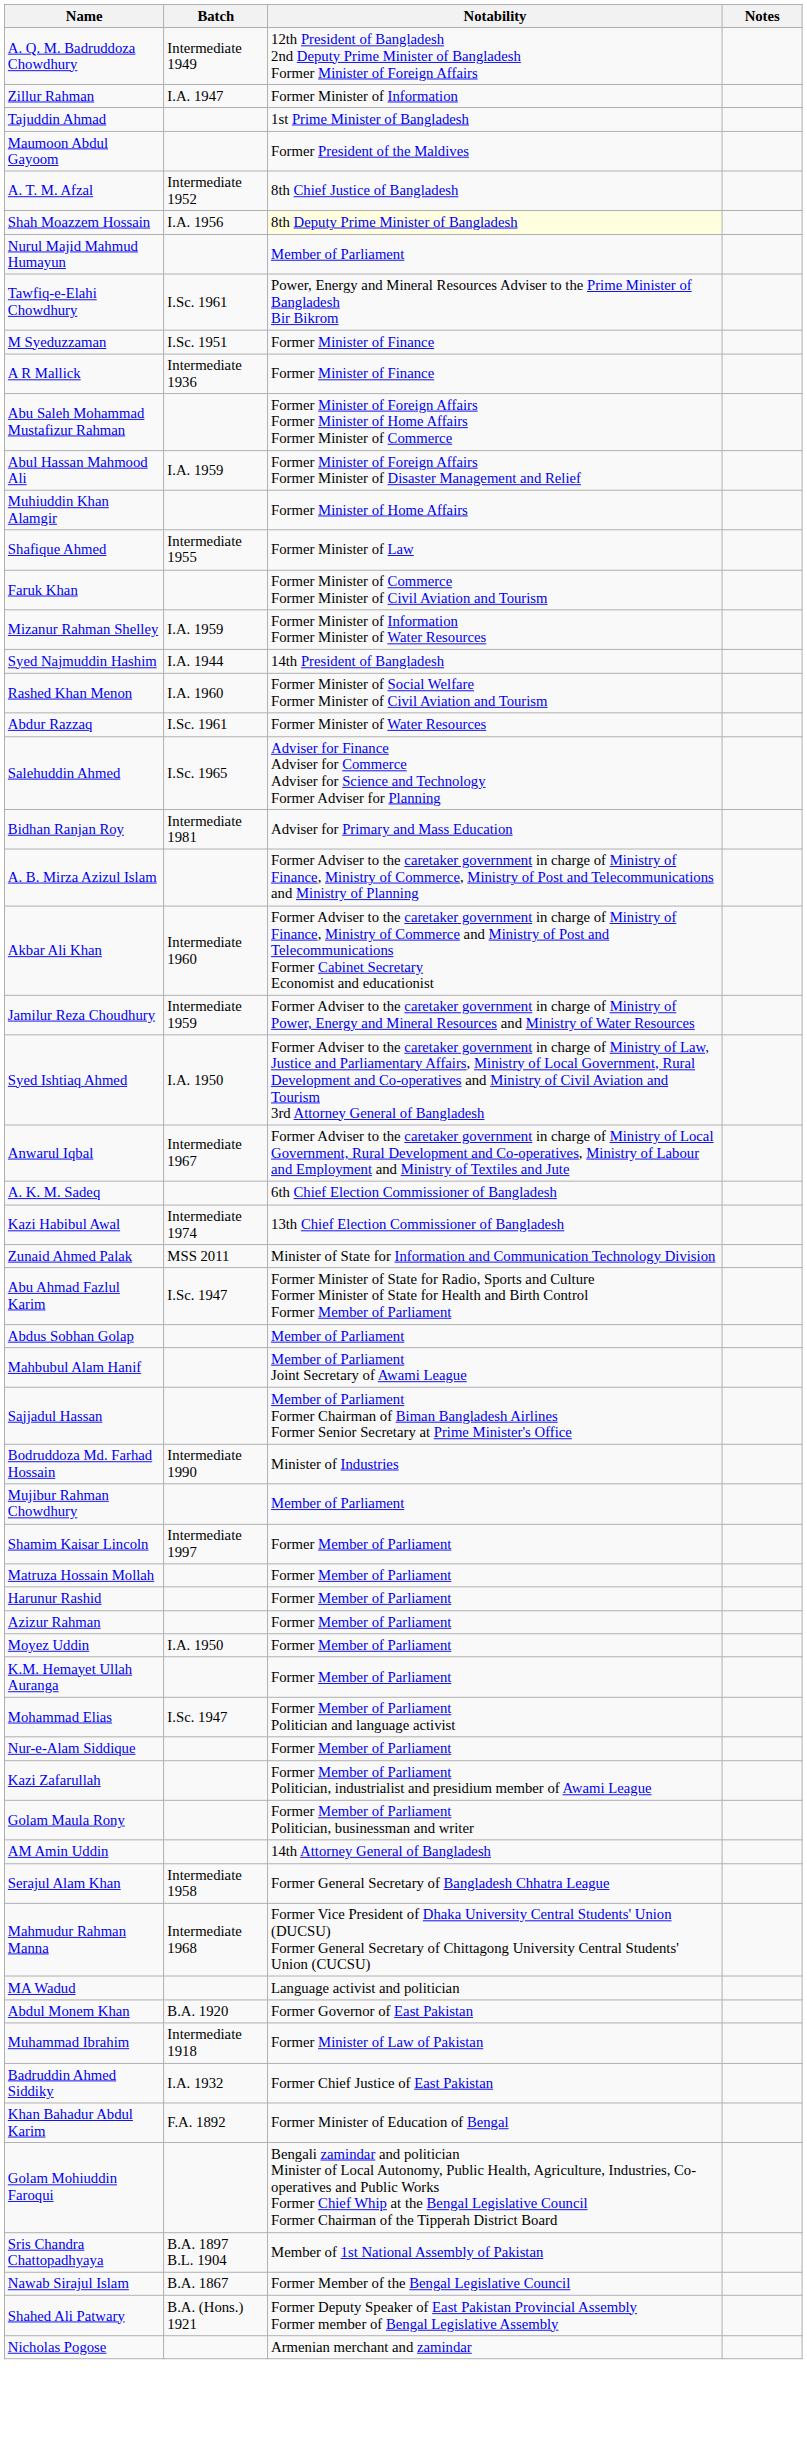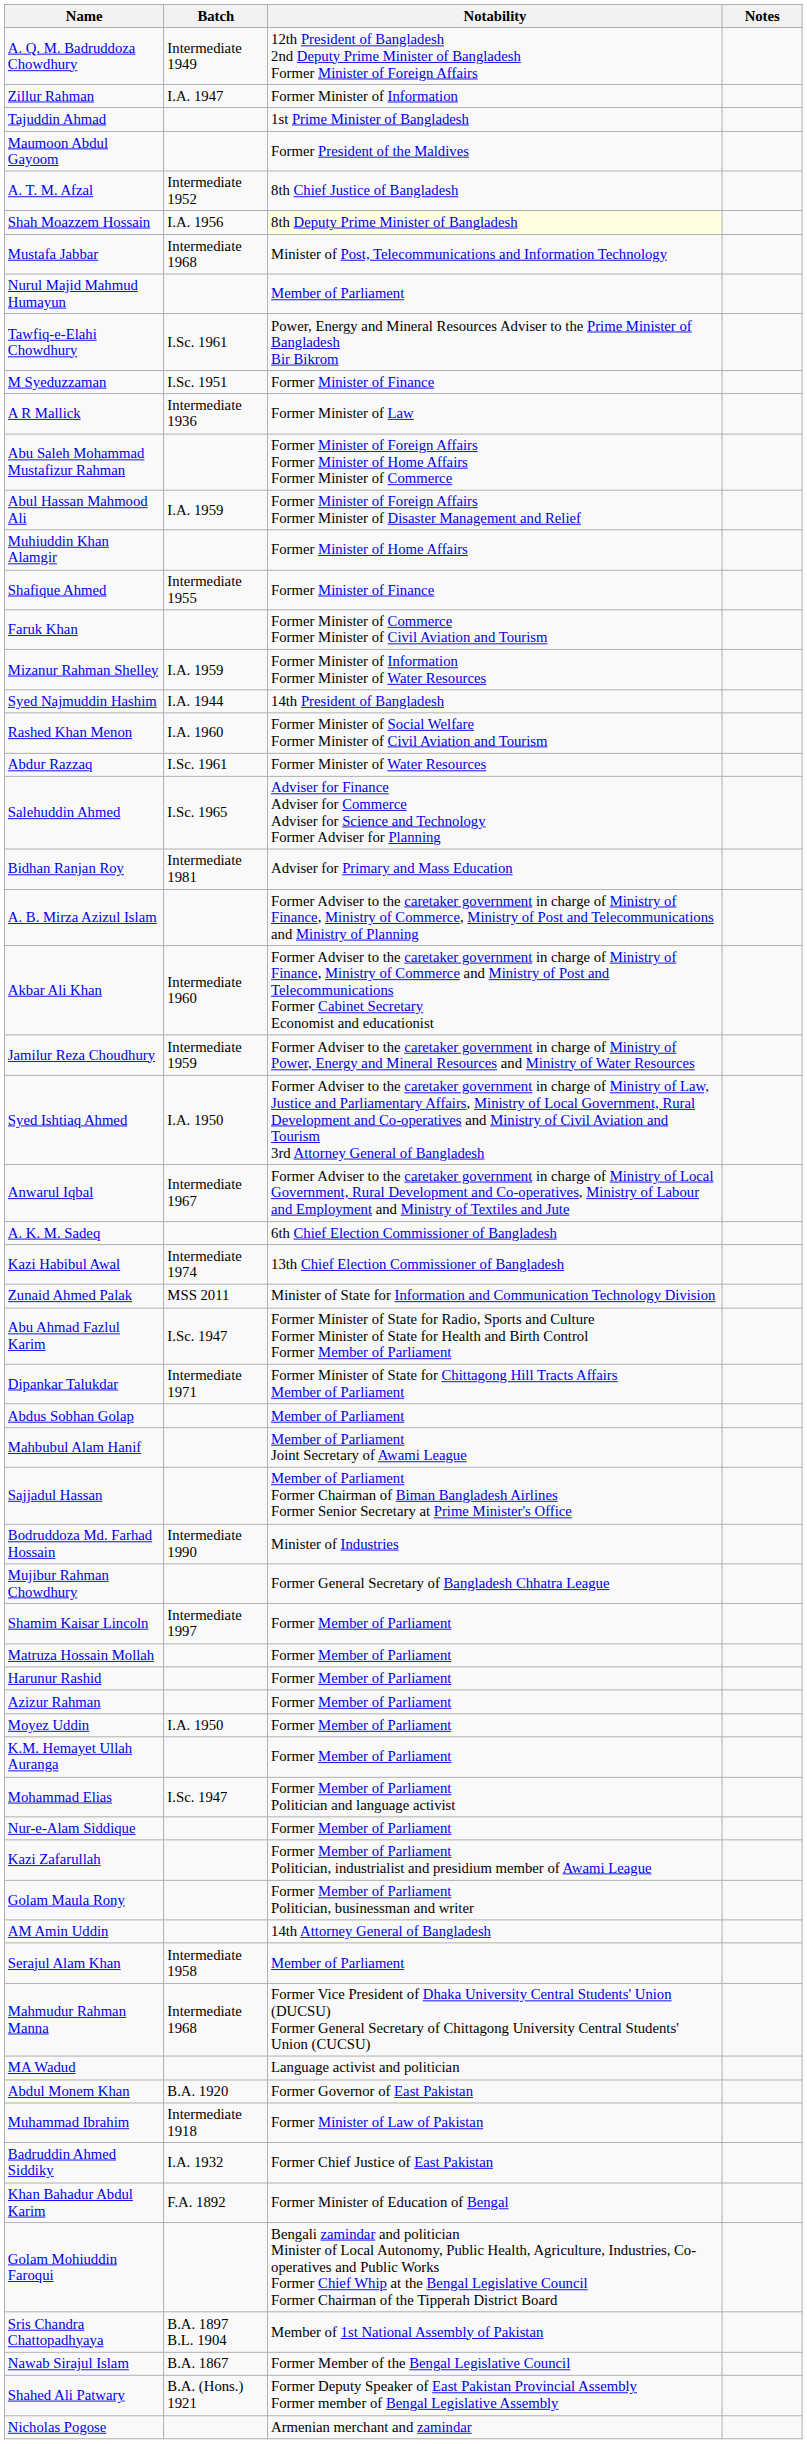+ row: (53, 254)
(353, 373) Former Minister of Finance -> (342, 413) Former Minister of Law
(342, 550) Former Minister of Law -> (353, 589) Former Minister of Finance
+ row: (63, 1384)
(338, 1503) Member of Parliament -> (440, 1583) Former General Secretary of Bangladesh Chhatra League
(440, 1883) Former General Secretary of Bangladesh Chhatra League -> (338, 1963) Member of Parliament
